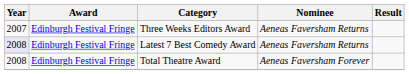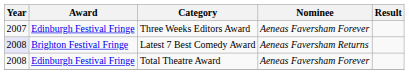(314, 29) Aeneas Faversham Returns -> (315, 29) Aeneas Faversham Forever
(83, 45) Edinburgh Festival Fringe -> (80, 45) Brighton Festival Fringe
